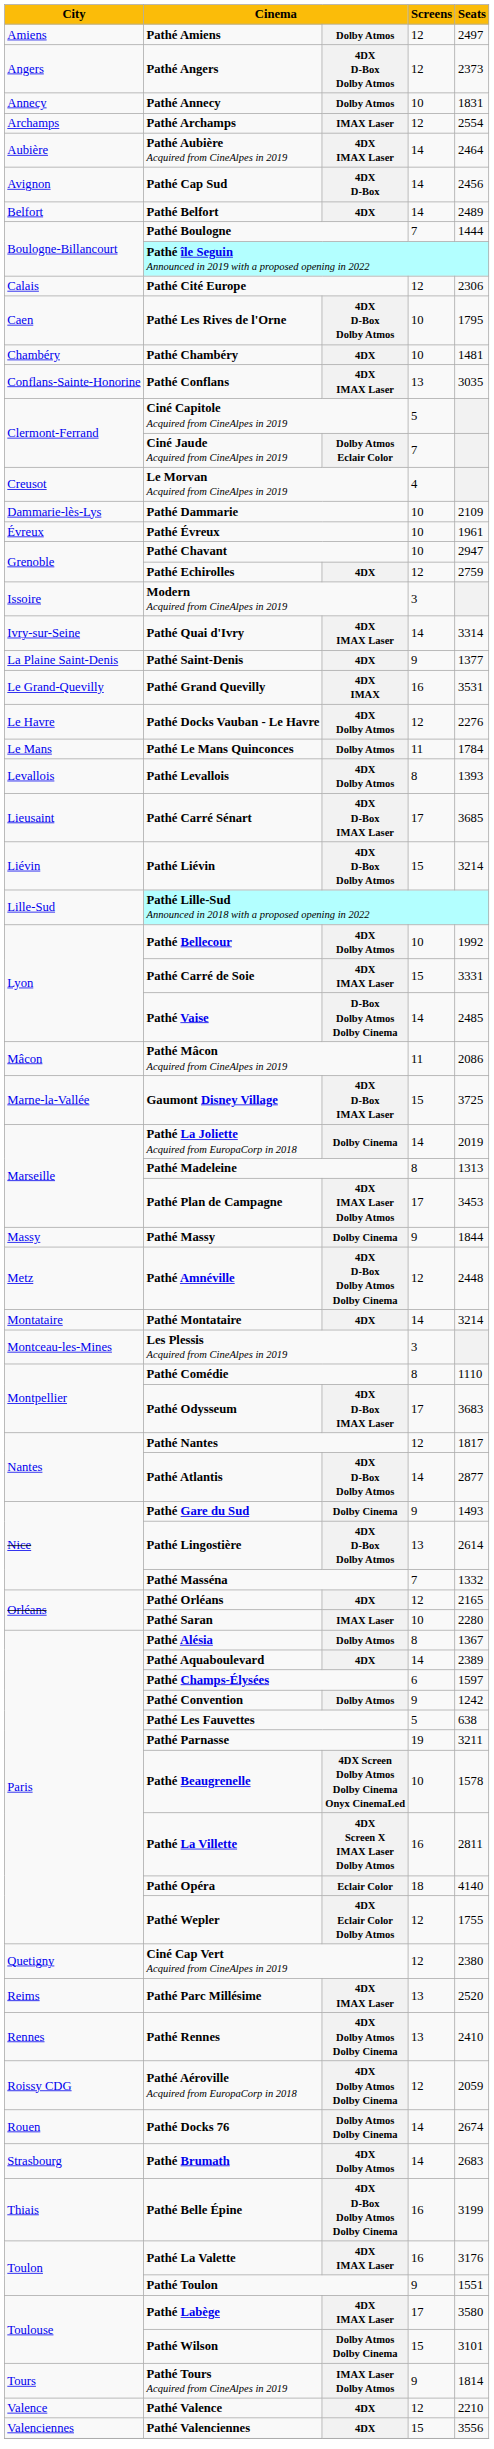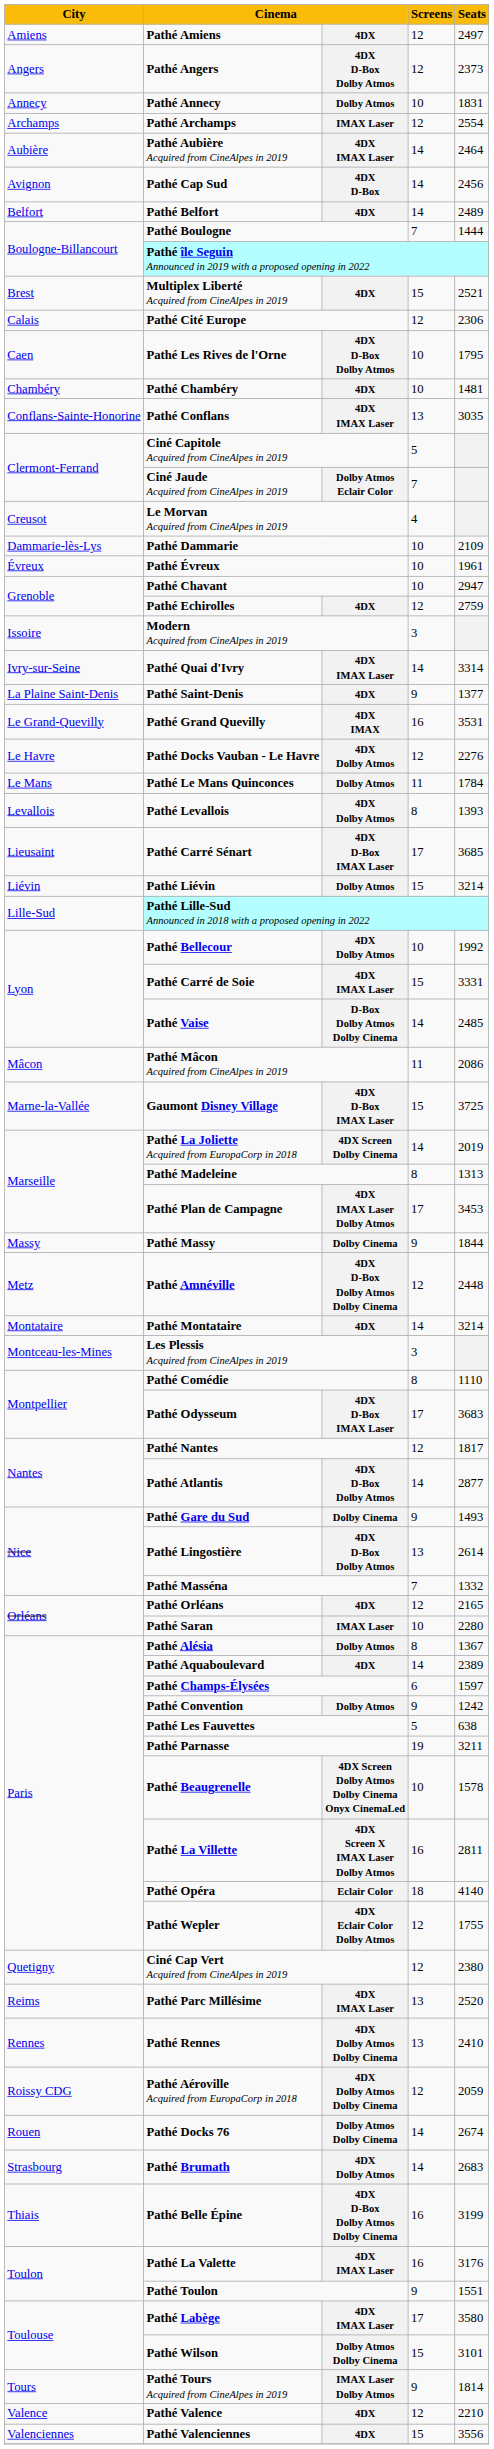(365, 35) Dolby Atmos -> (365, 35) 4DX
+ row: (217, 293)
(365, 866) 4DX D-Box Dolby Atmos -> (365, 886) Dolby Atmos
(365, 1142) Dolby Cinema -> (365, 1148) 4DX Screen Dolby Cinema
